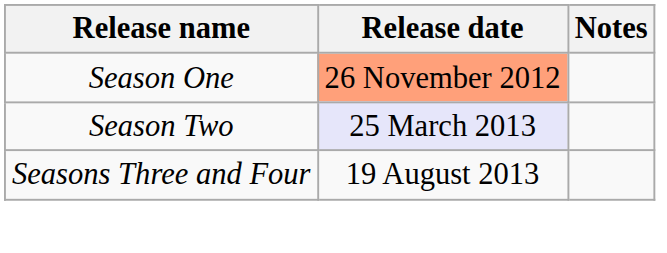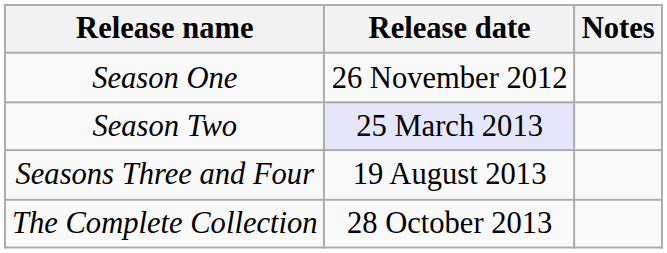(443, 77) lightsalmon background -> (450, 77) no background
+ row: (165, 222)
